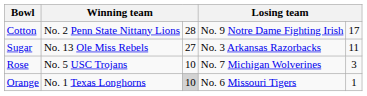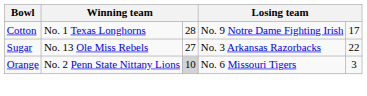(112, 30) No. 2 Penn State Nittany Lions -> (95, 30) No. 1 Texas Longhorns
(354, 47) 11 -> (354, 47) 22
- row: (18, 64)
(95, 82) No. 1 Texas Longhorns -> (112, 64) No. 2 Penn State Nittany Lions
(354, 82) 1 -> (354, 64) 3
